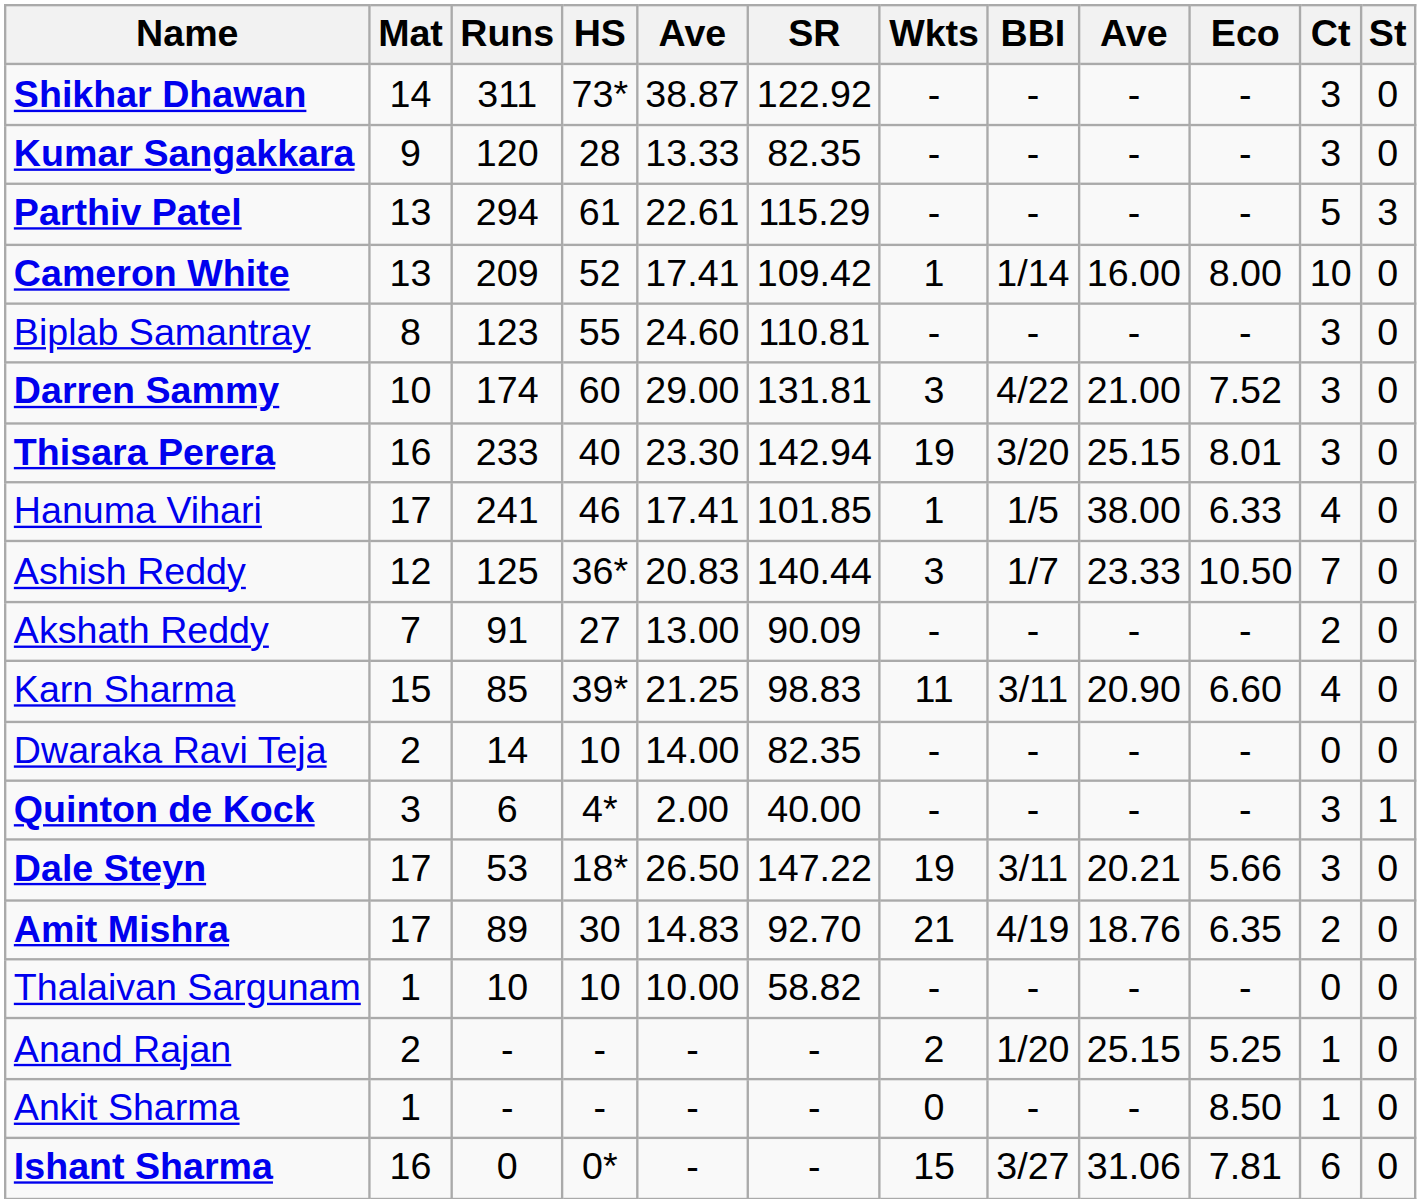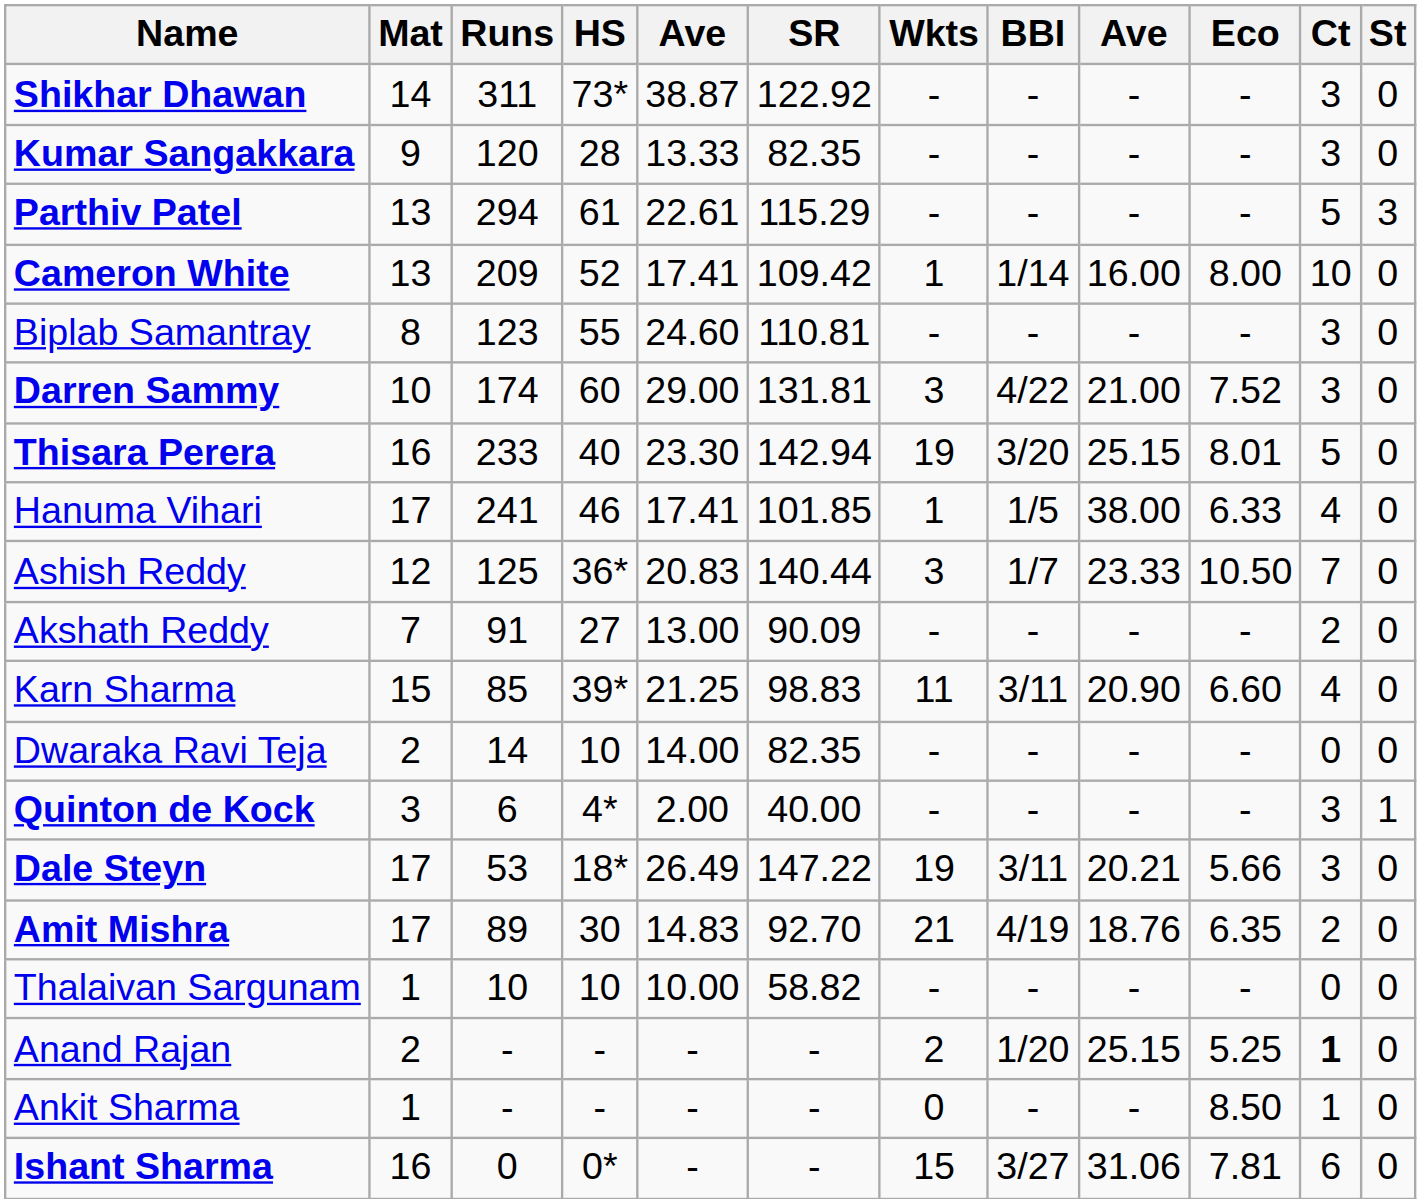(1331, 451) 3 -> (1331, 451) 5
(692, 869) 26.50 -> (692, 869) 26.49
(1331, 1048) normal -> (1331, 1048) bold
